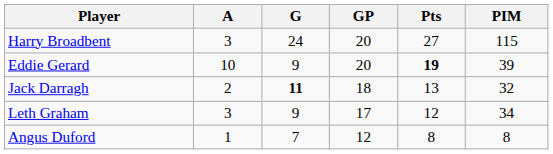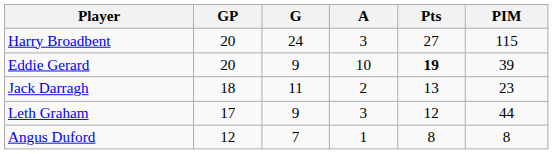columns swapped: (363, 16) <-> (228, 16)
(296, 88) bold -> (296, 88) normal
(507, 88) 32 -> (507, 88) 23
(507, 112) 34 -> (507, 112) 44
